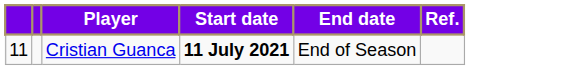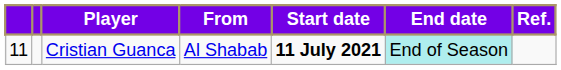+ column: (226, 19)
(357, 49) no background -> (449, 49) paleturquoise background
